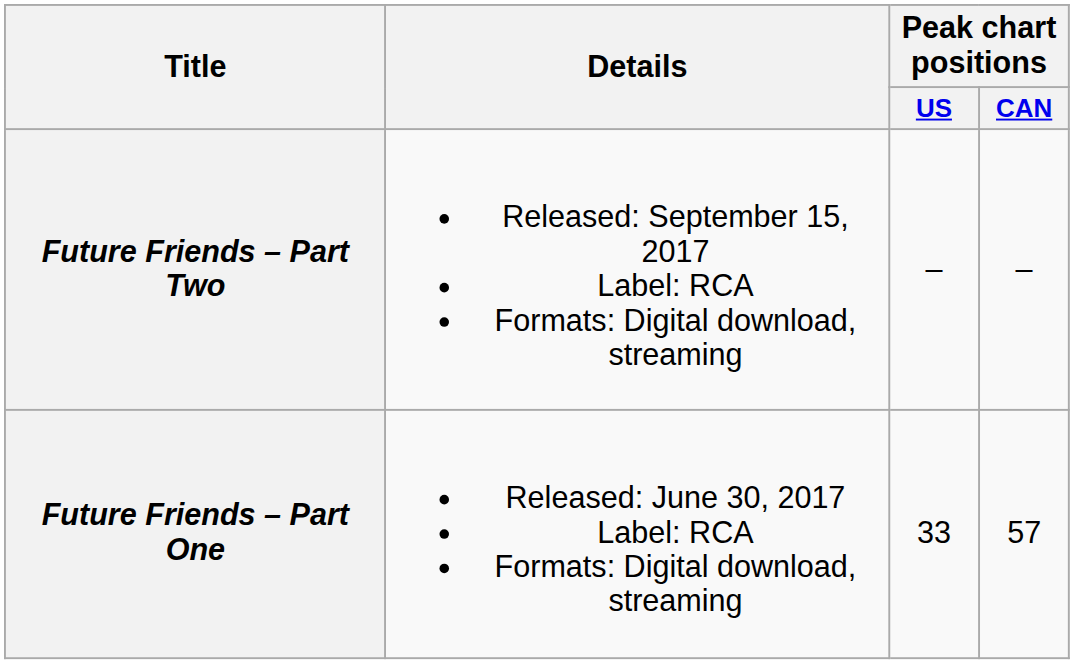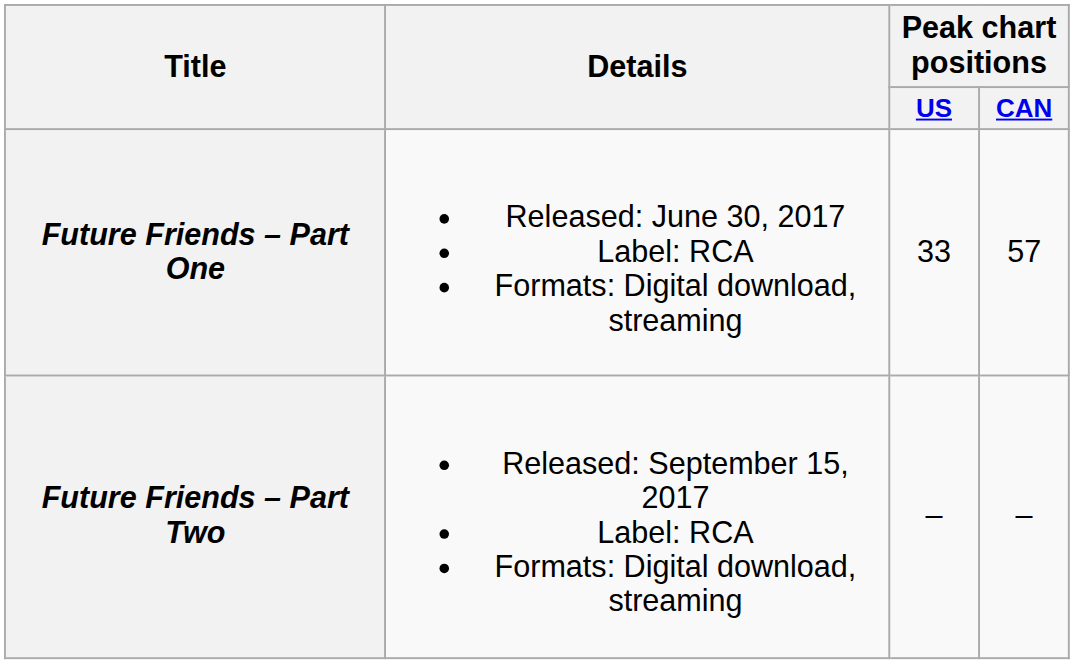rows swapped: (195, 533) <-> (195, 269)
